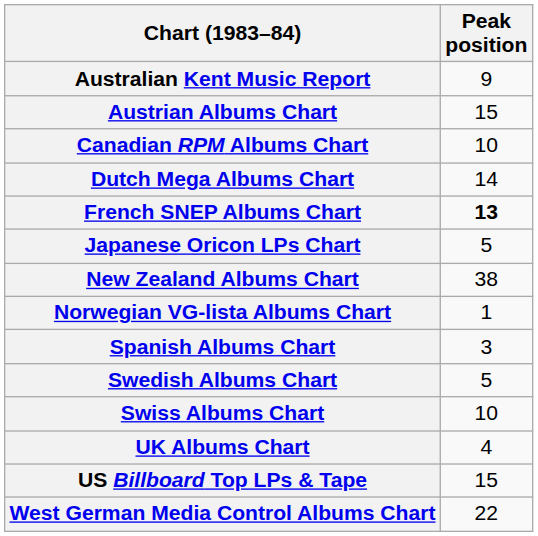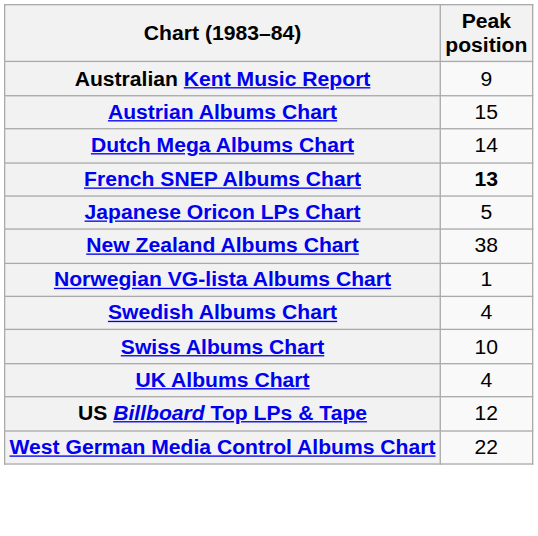- row: (223, 145)
- row: (223, 346)
(486, 379) 5 -> (486, 312) 4
(486, 480) 15 -> (486, 413) 12
